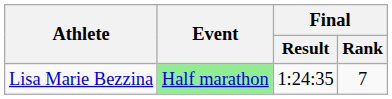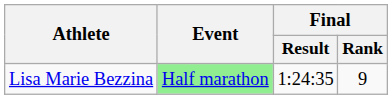(363, 79) 7 -> (363, 79) 9
